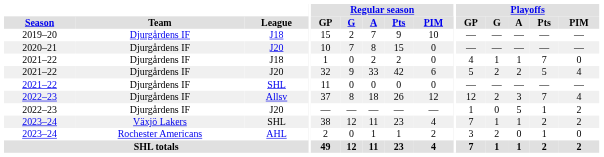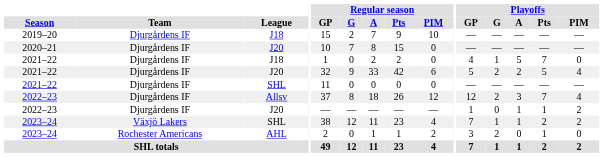(519, 59) 1 -> (519, 59) 5
(519, 109) 5 -> (519, 109) 1
